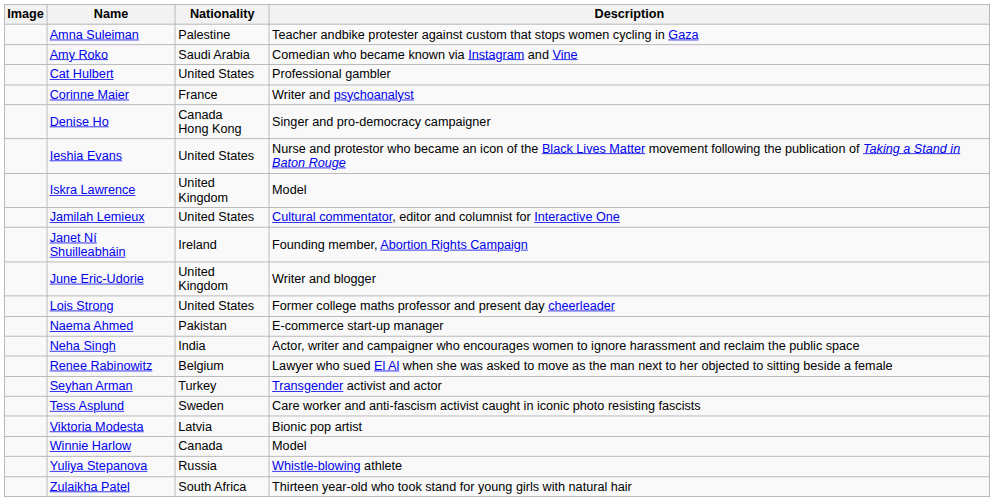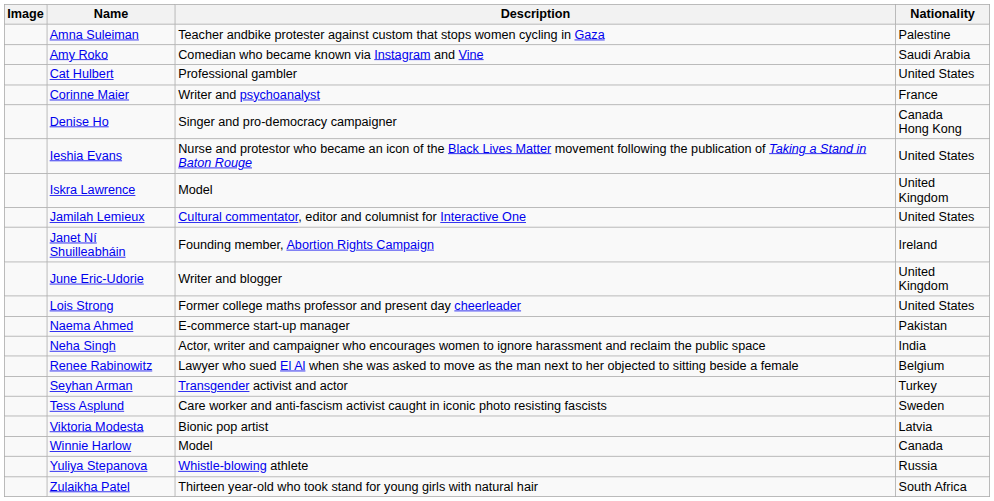columns swapped: (222, 14) <-> (629, 14)
